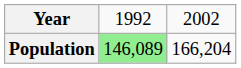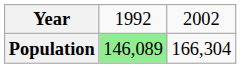(201, 48) 166,204 -> (201, 48) 166,304
